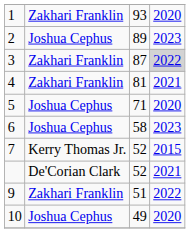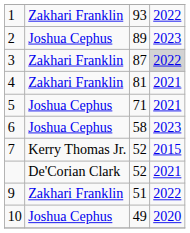(167, 15) 2020 -> (167, 15) 2022
(167, 104) 2020 -> (167, 104) 2021
